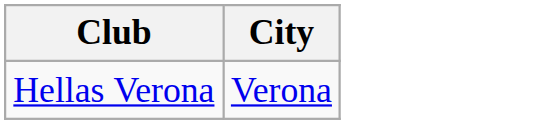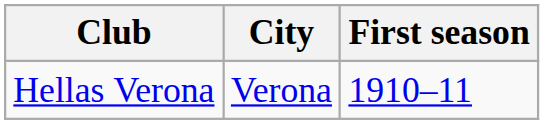+ column: (439, 32)
